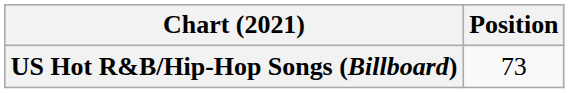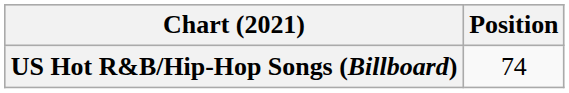(514, 66) 73 -> (514, 66) 74
